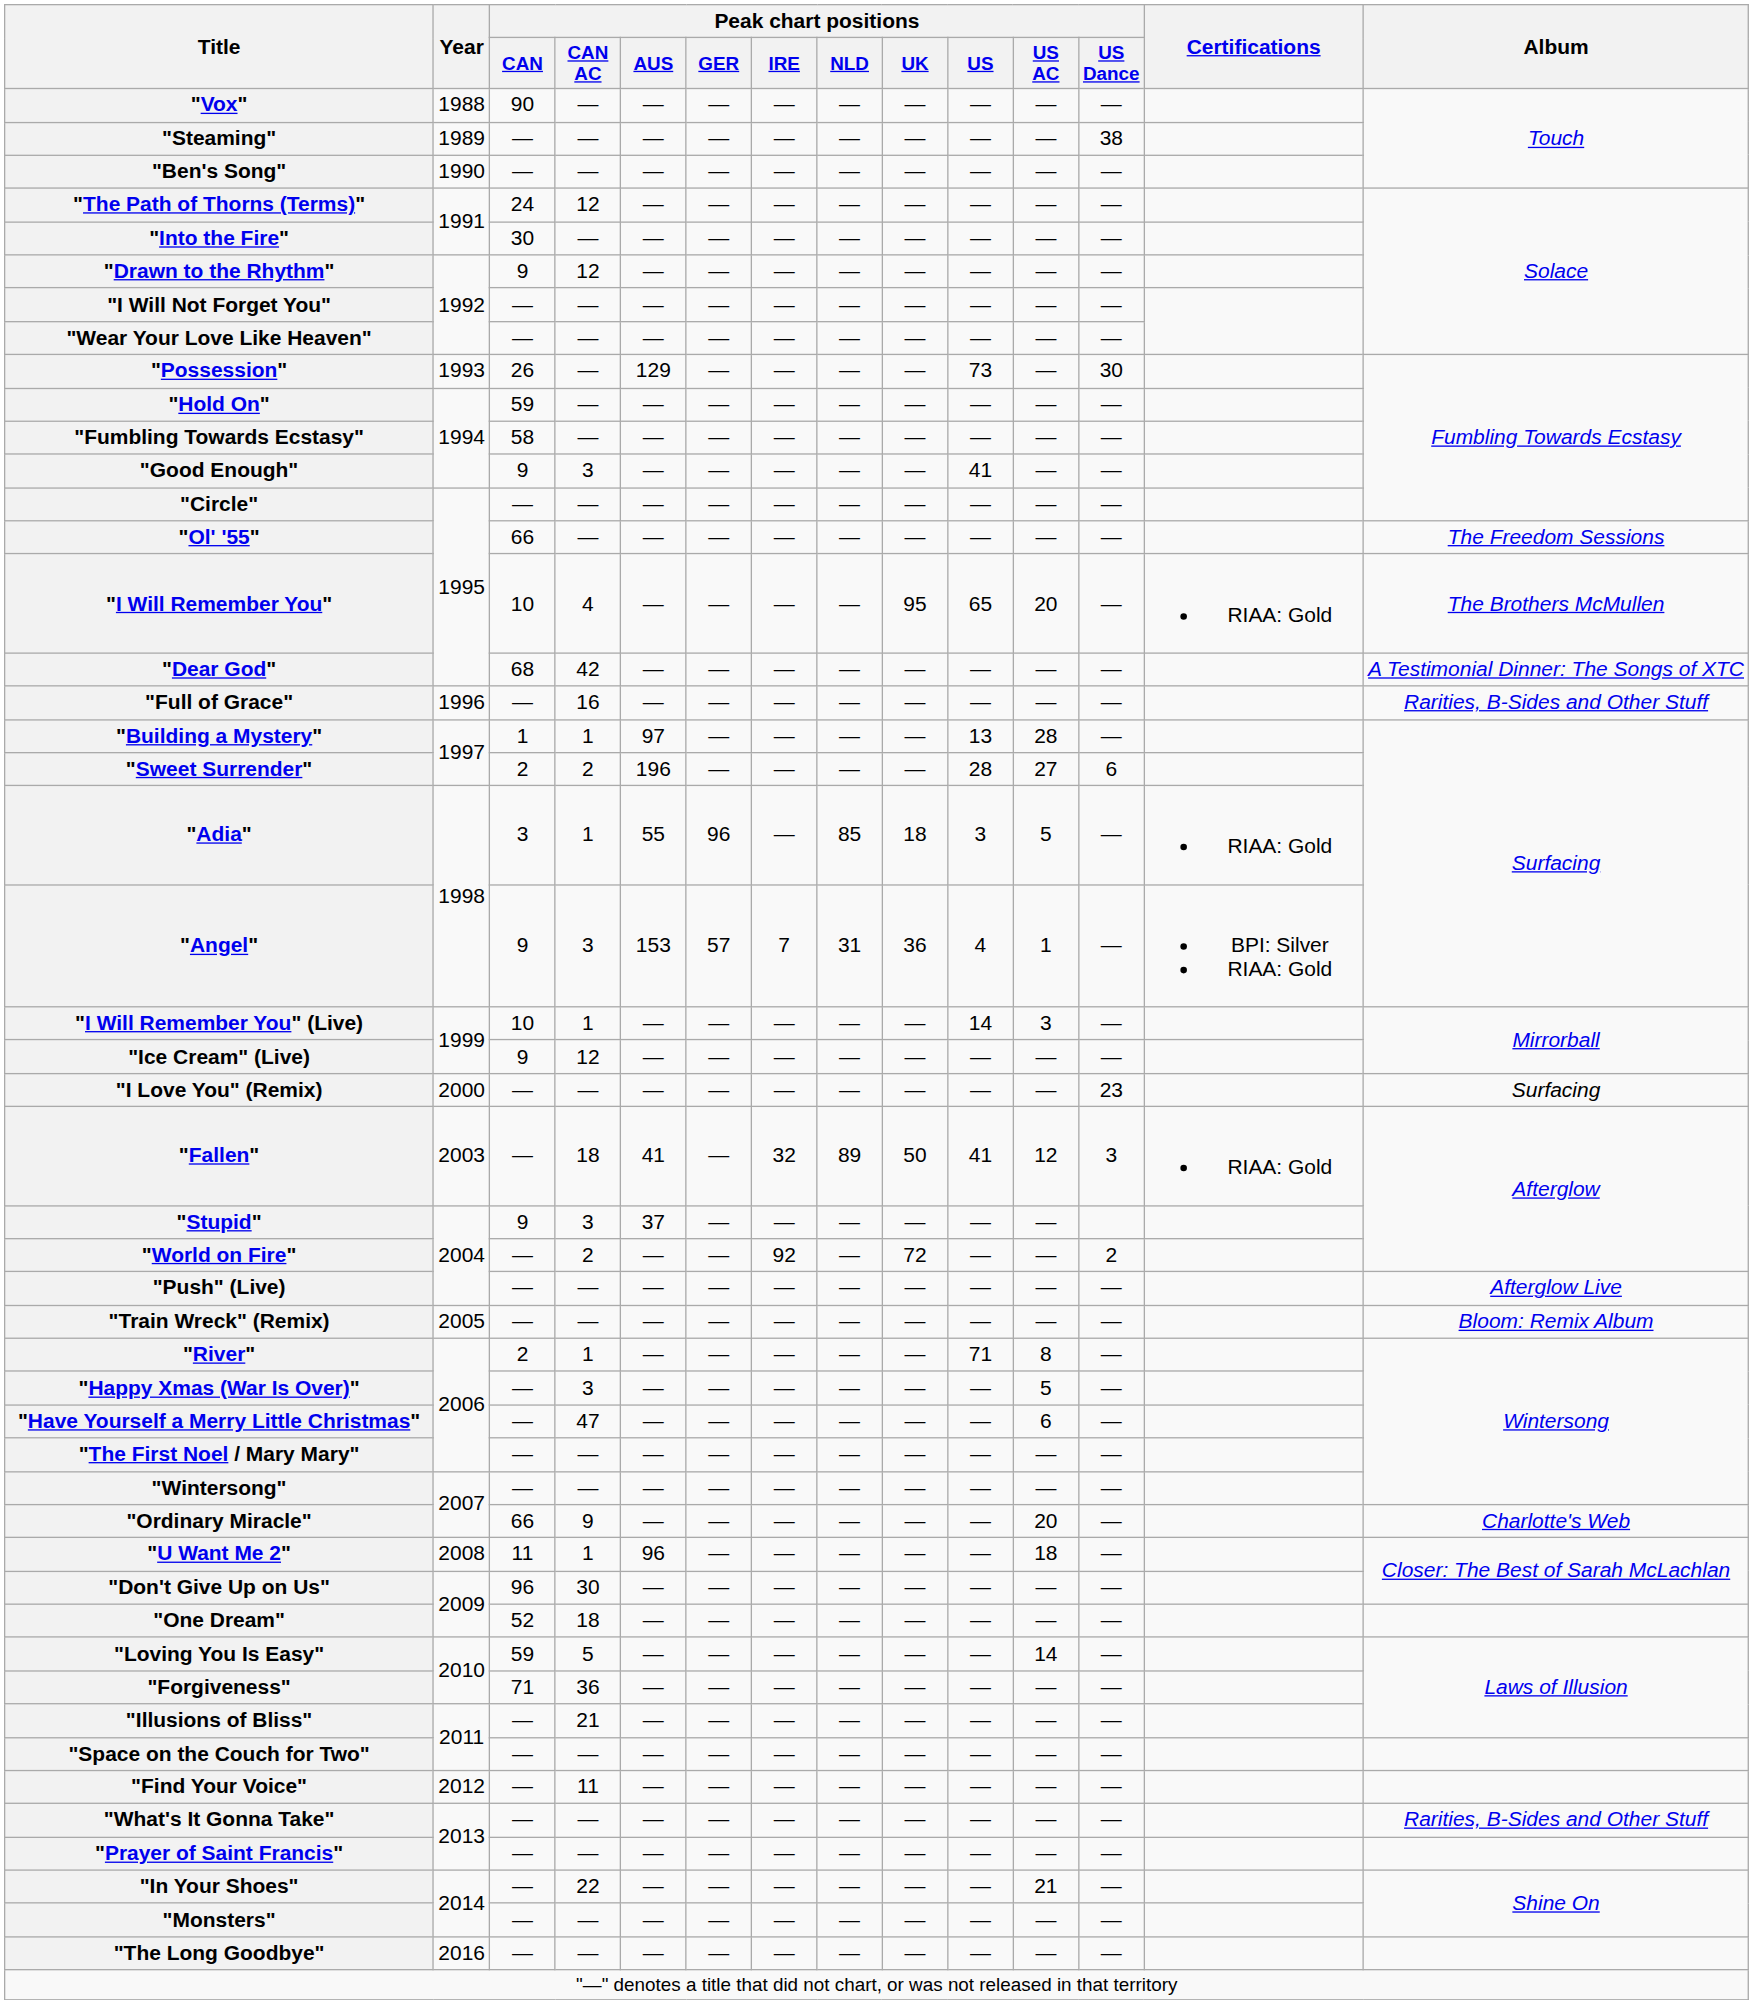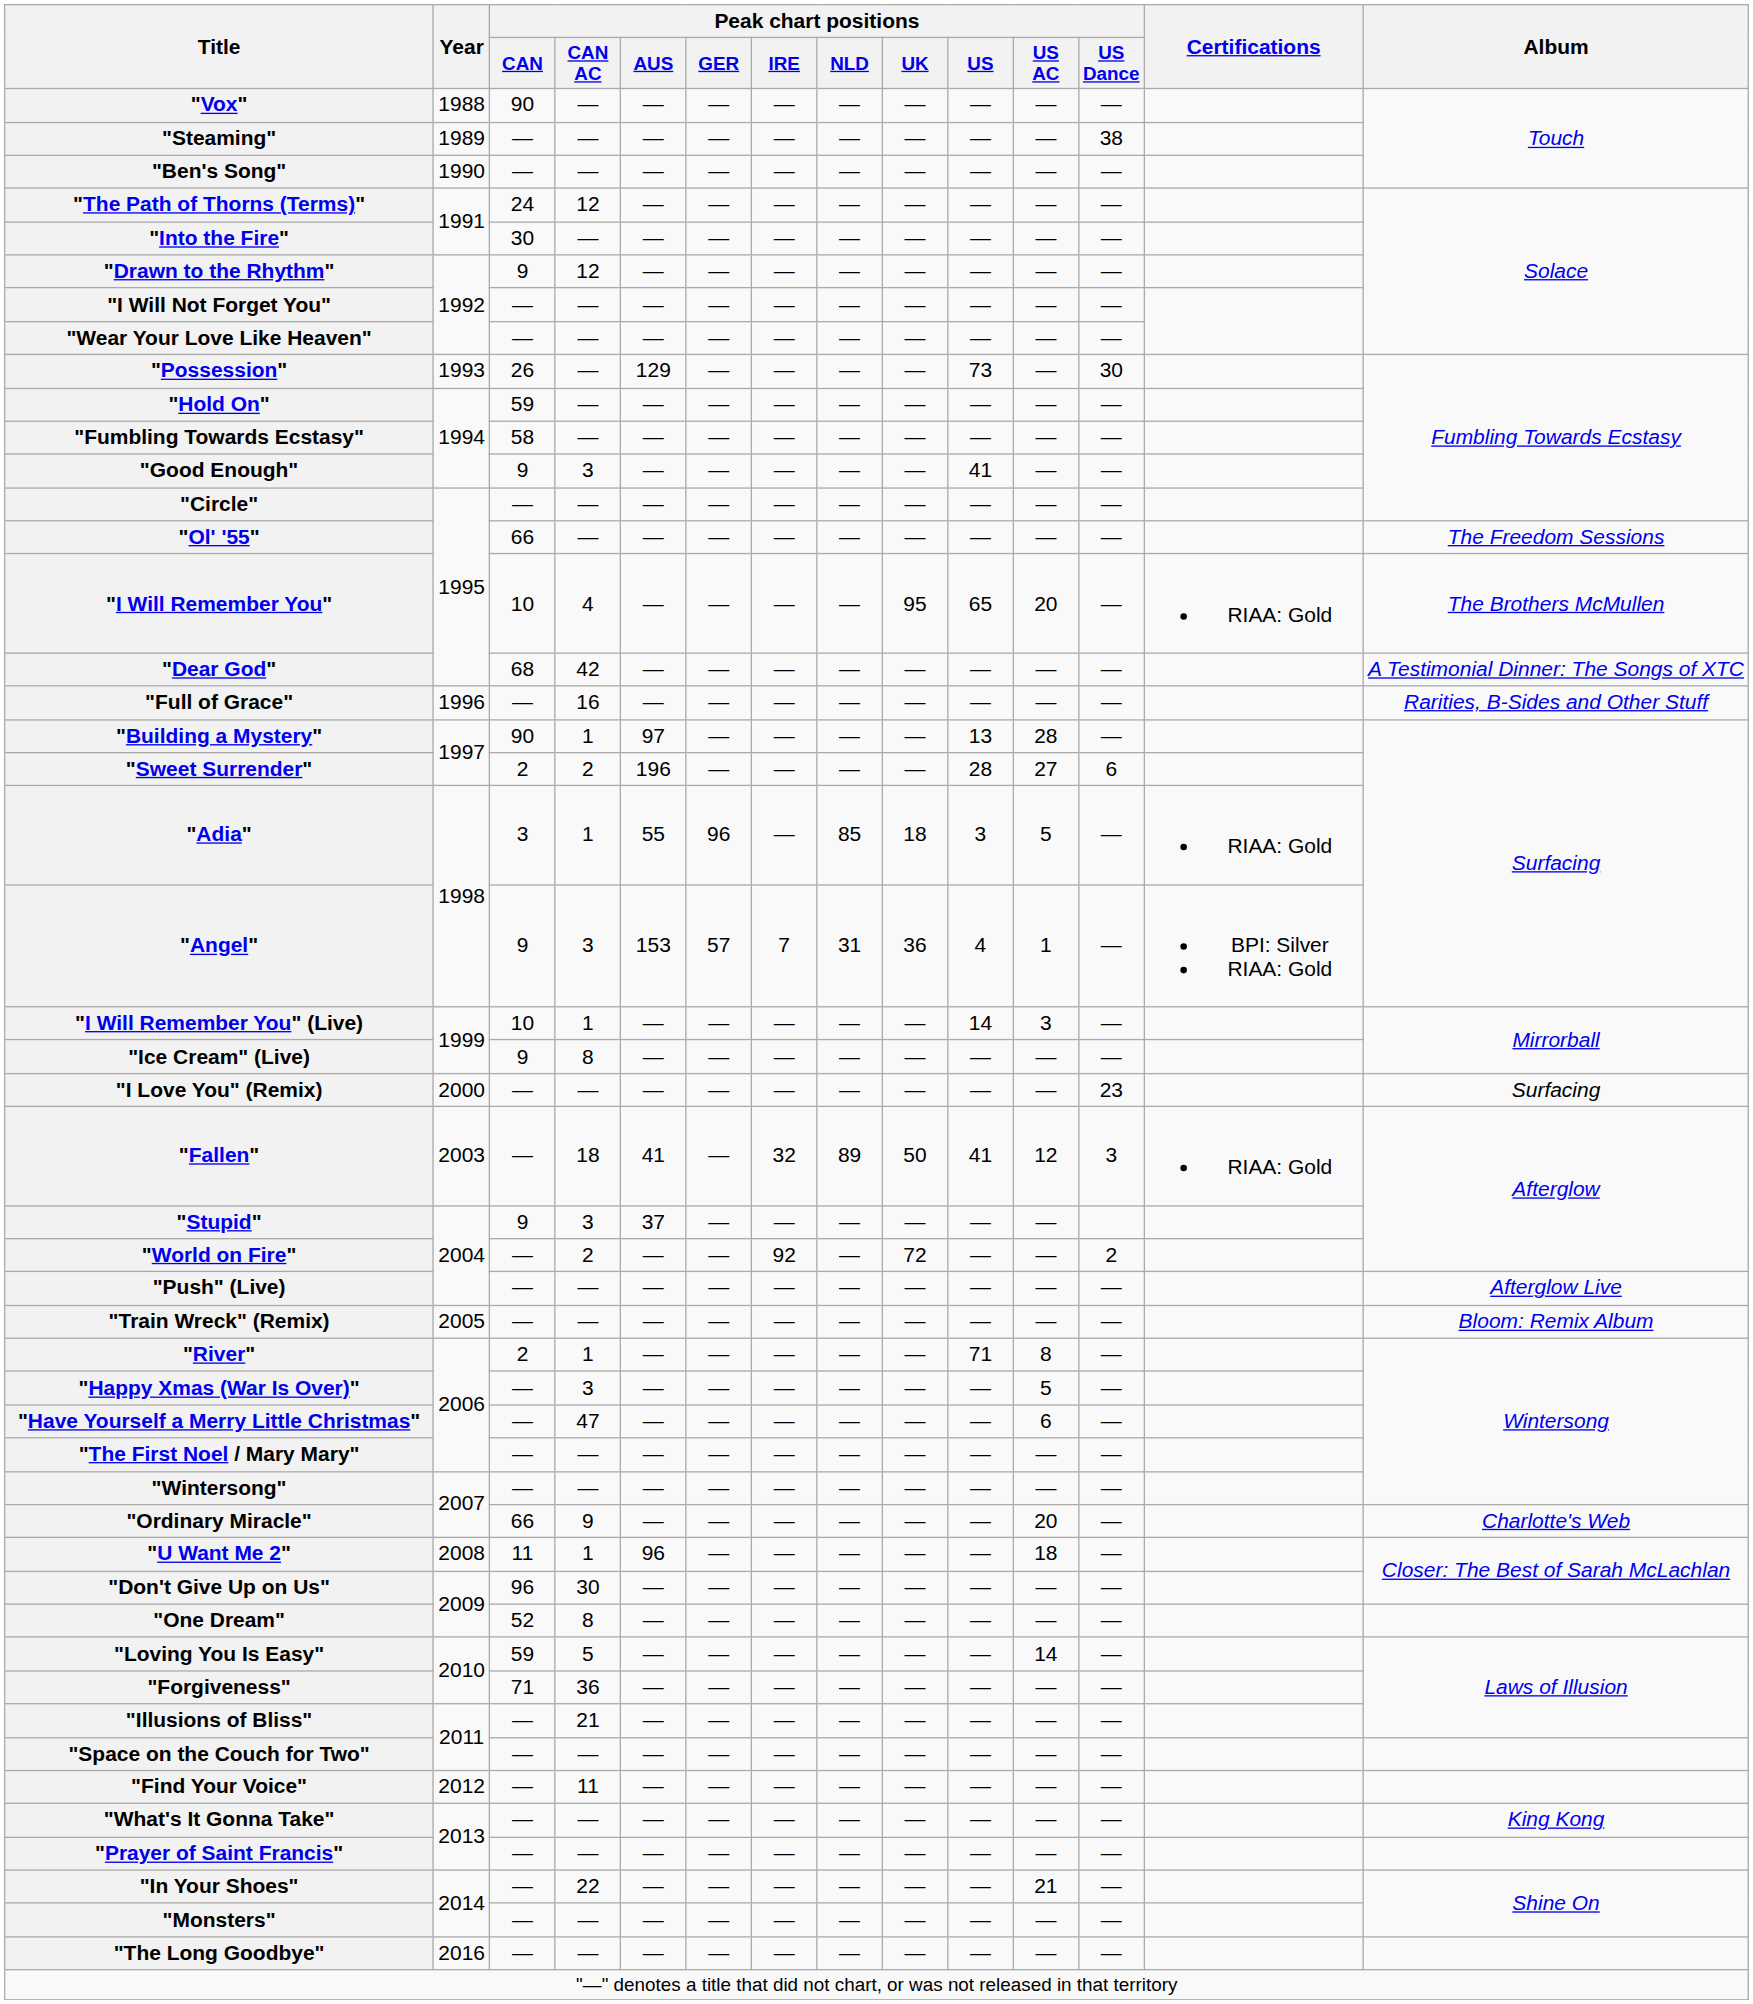(523, 735) 1 -> (523, 735) 90
(588, 1056) 12 -> (588, 1056) 8
(588, 1620) 18 -> (588, 1620) 8
(1556, 1820) Rarities, B-Sides and Other Stuff -> (1556, 1820) King Kong
